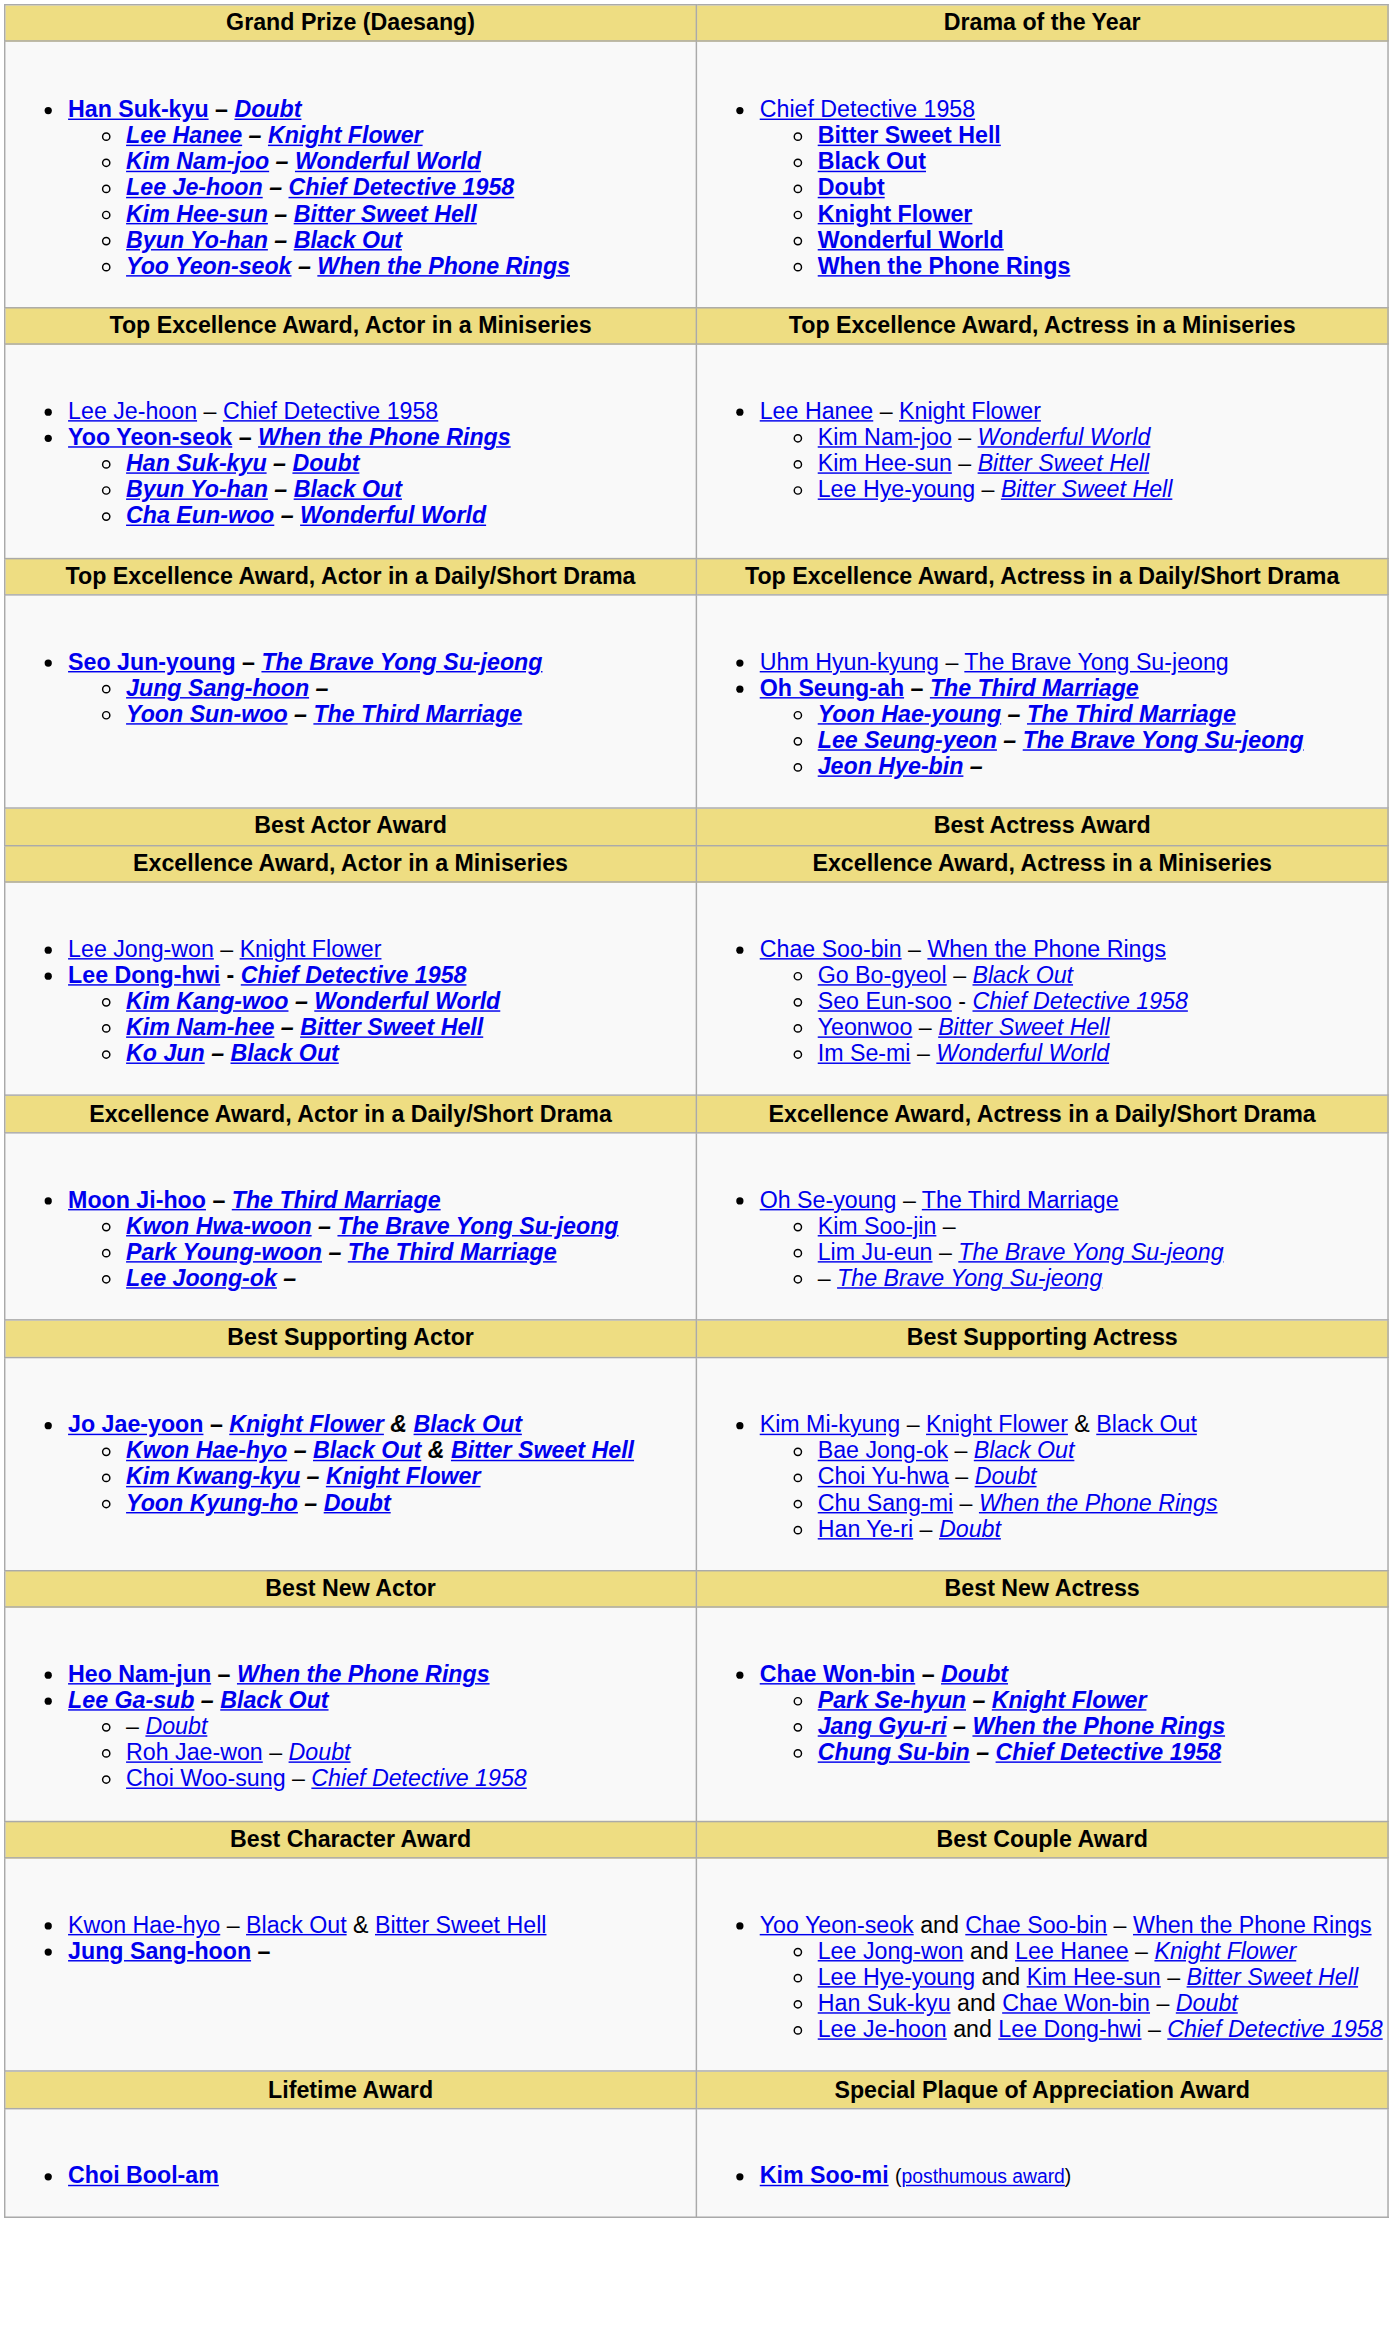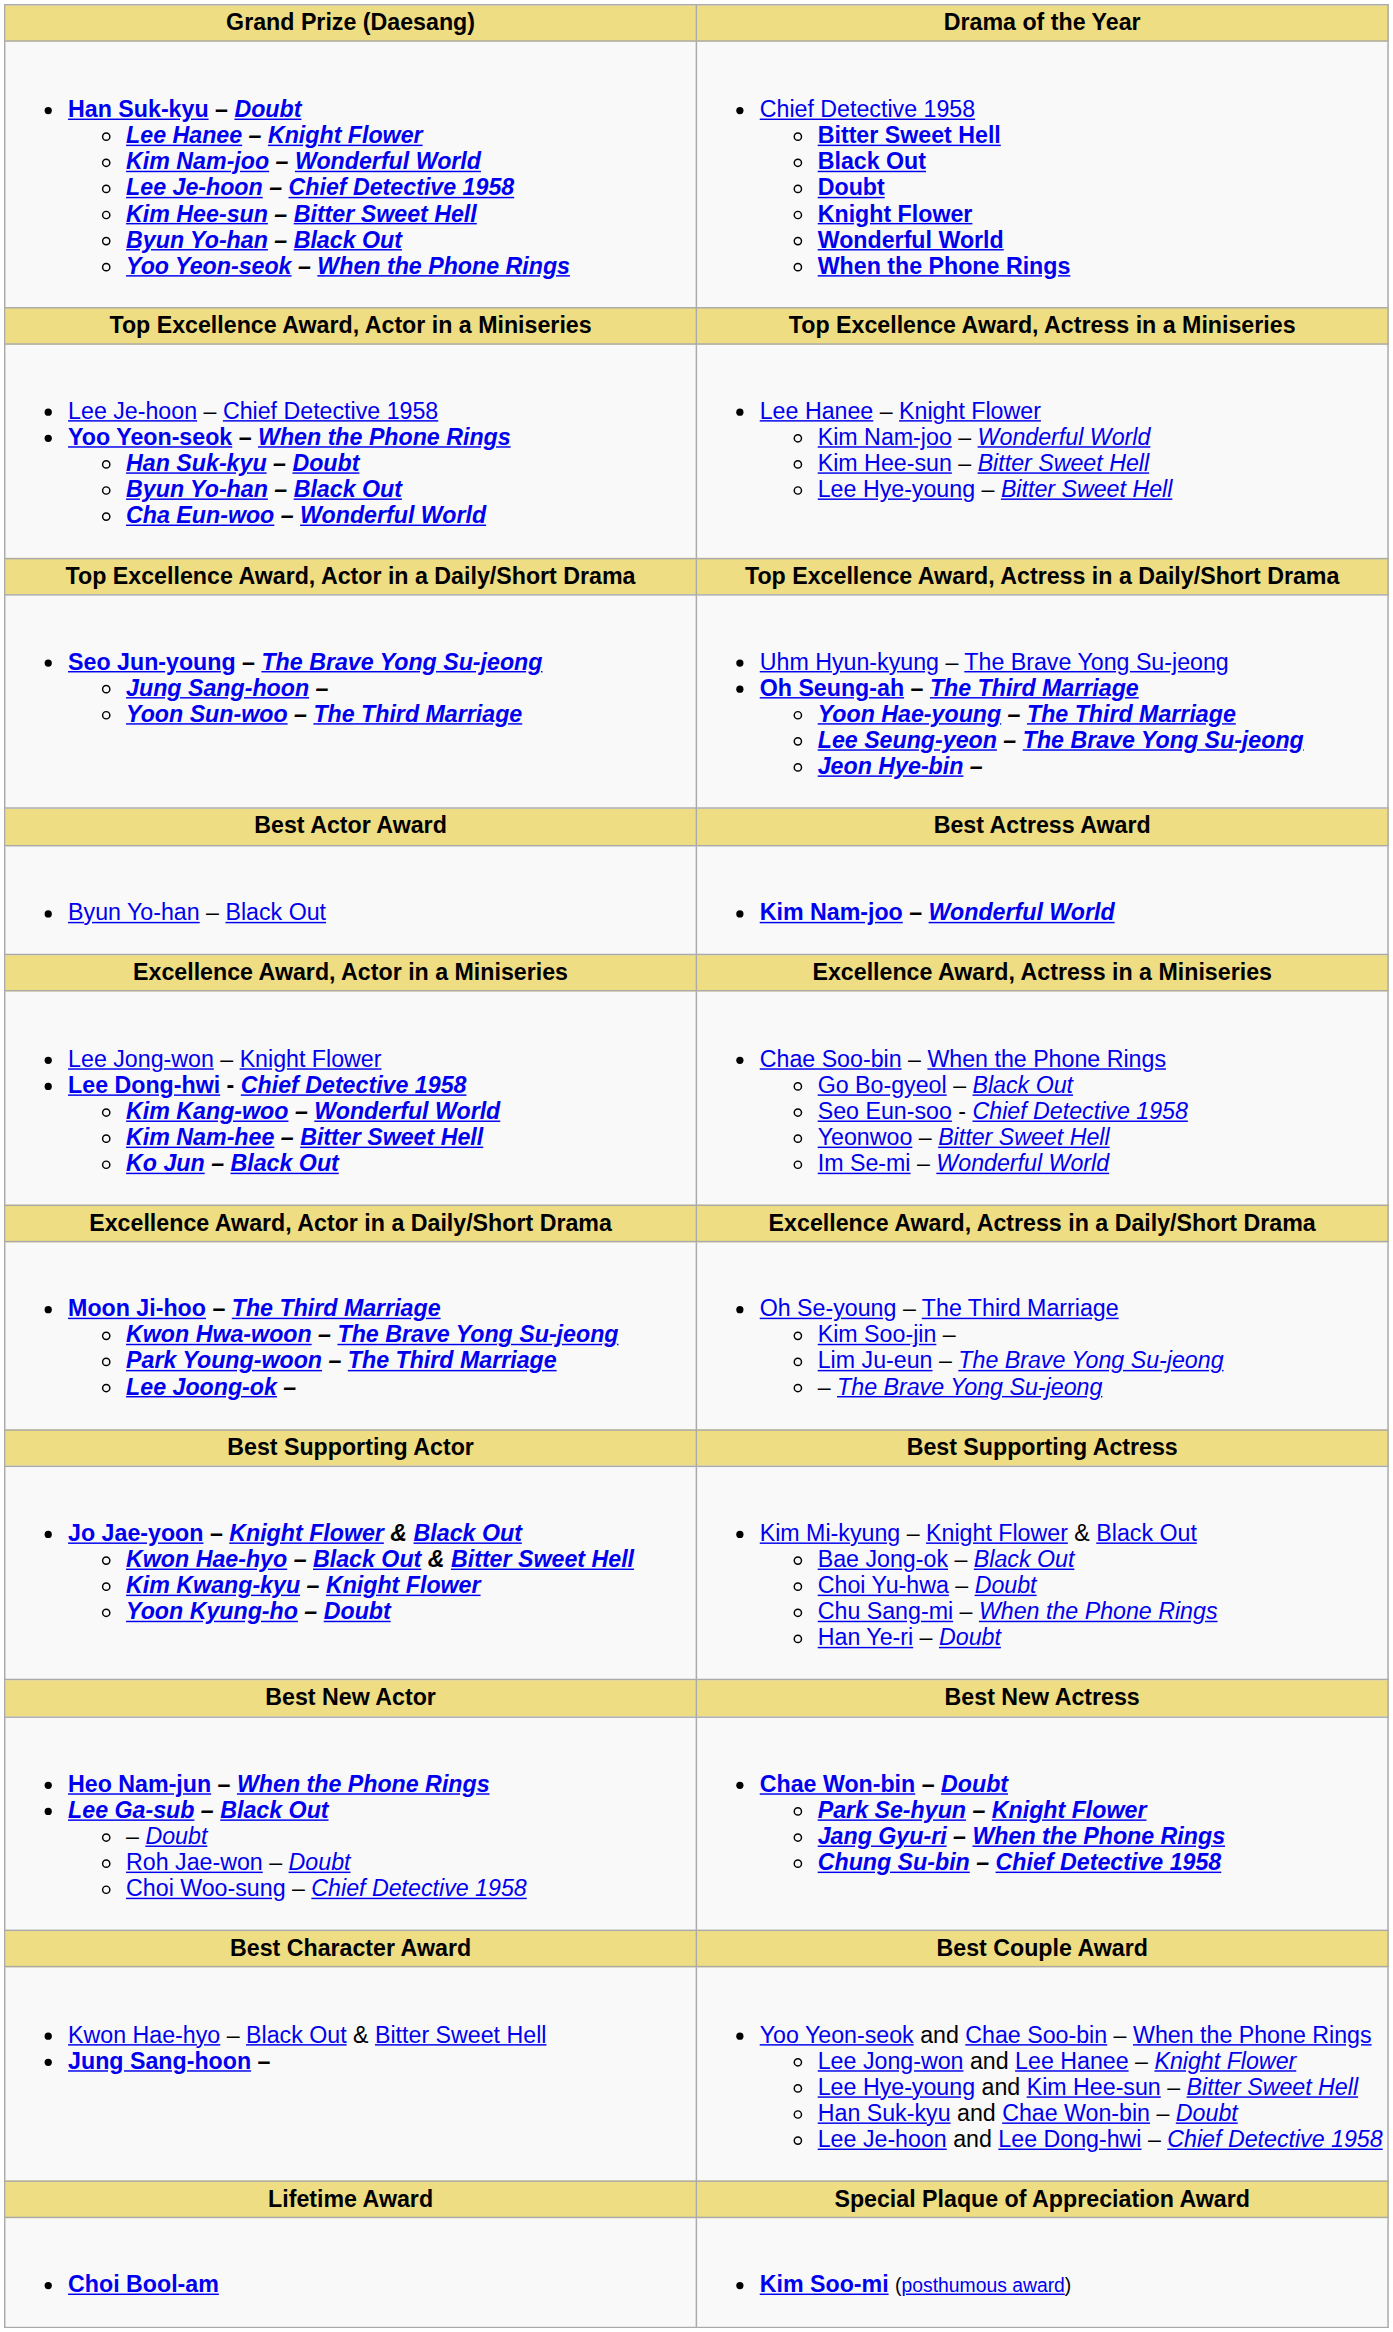+ row: (351, 913)
